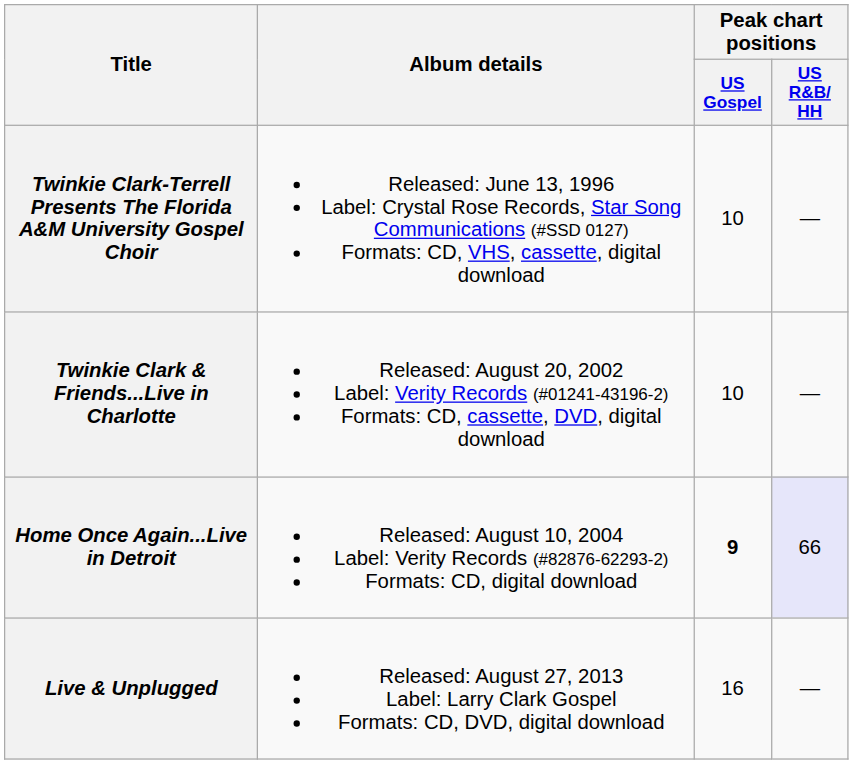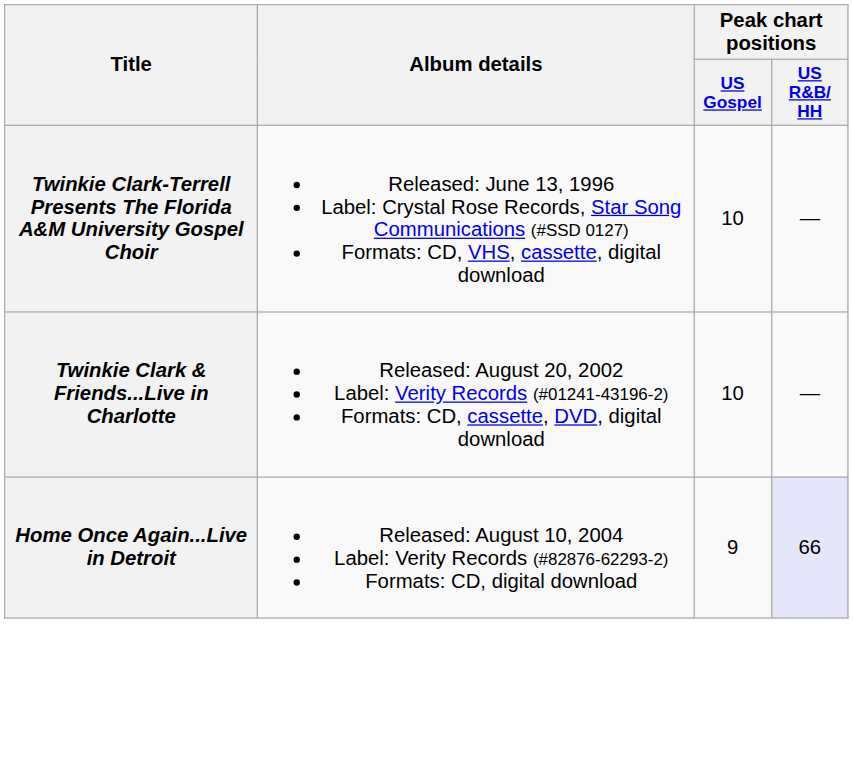(733, 547) bold -> (733, 547) normal
- row: (131, 688)
